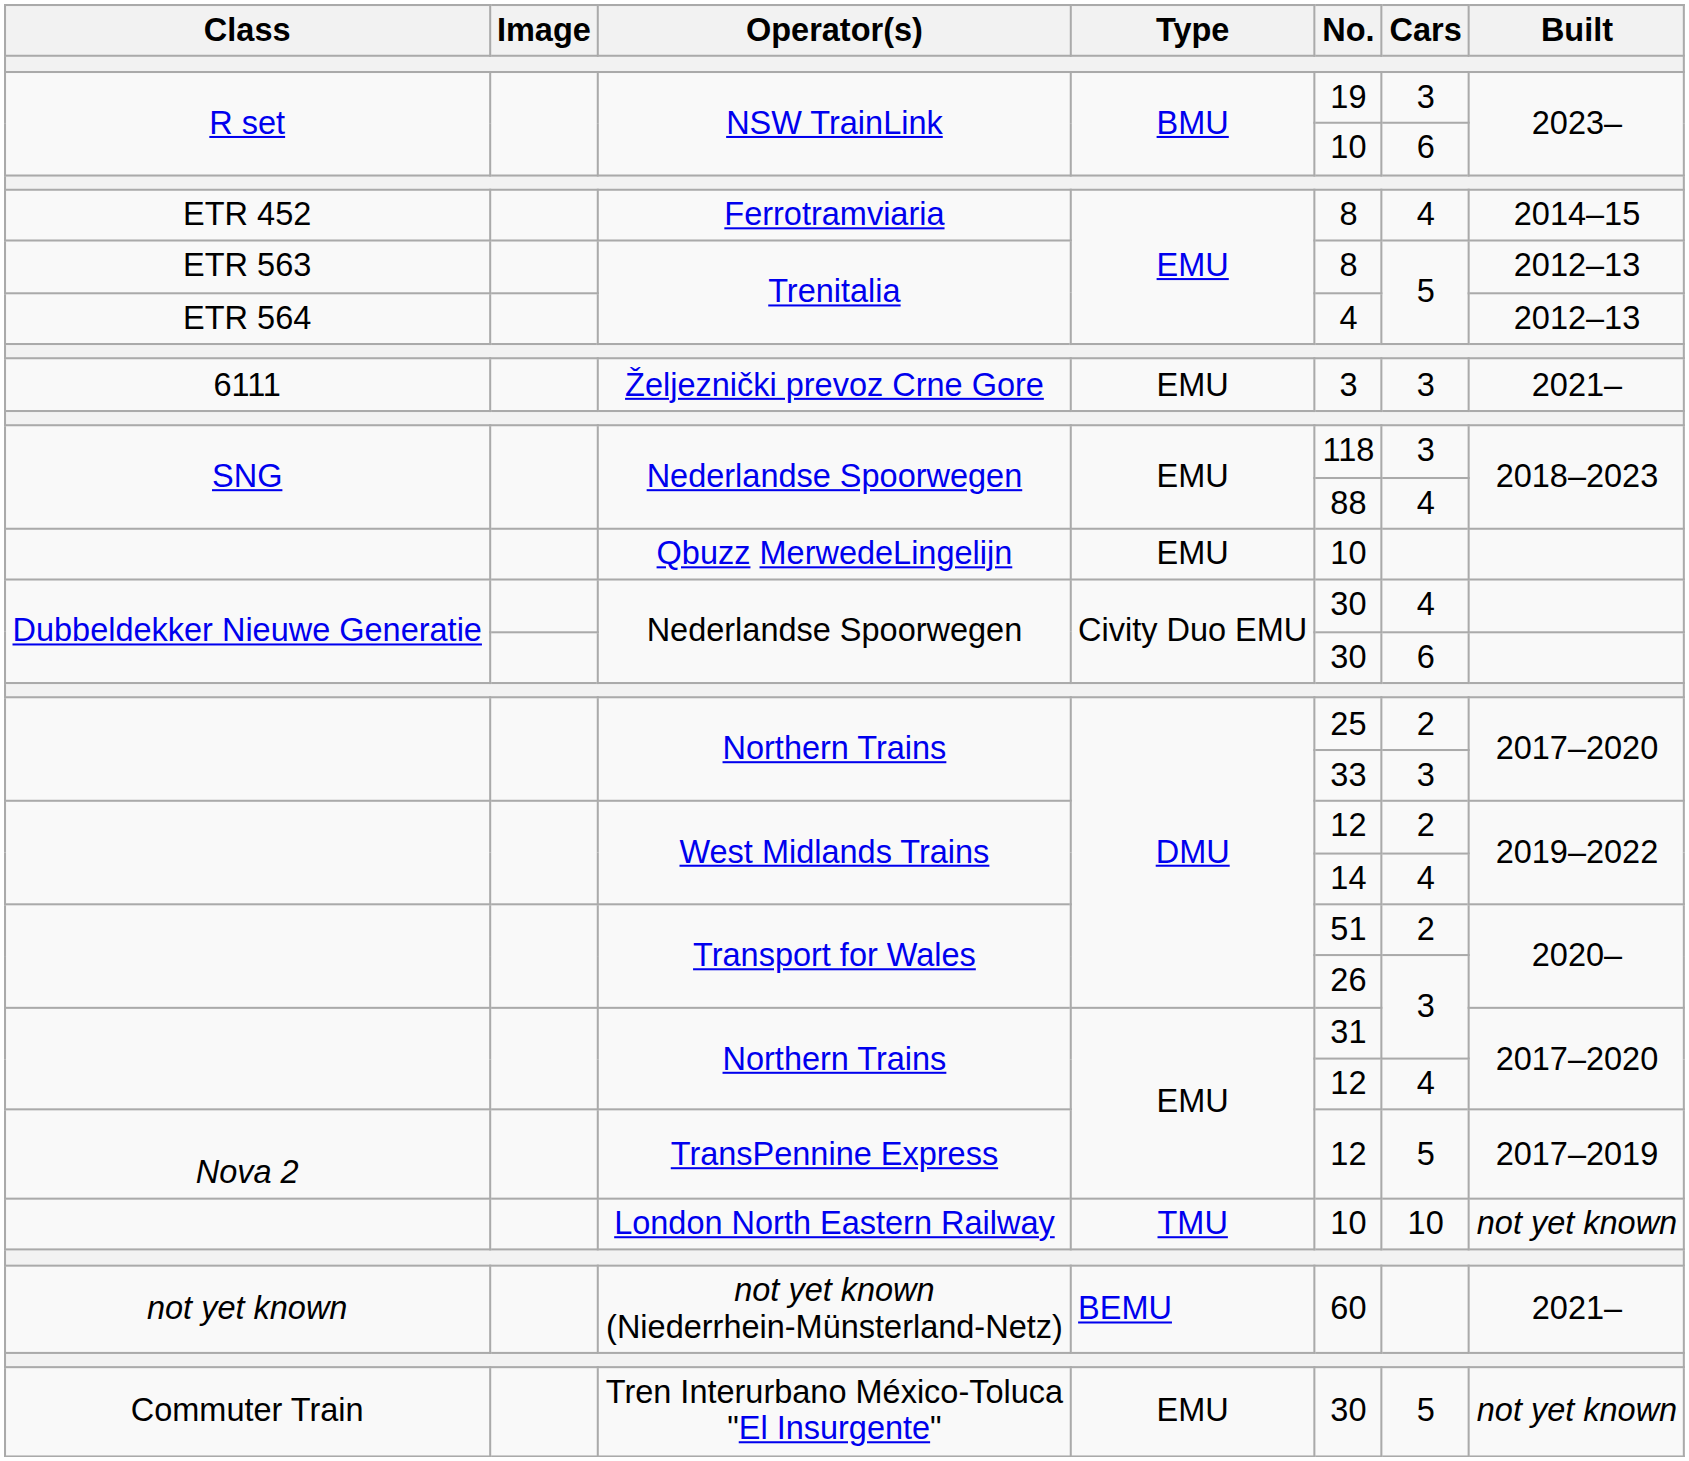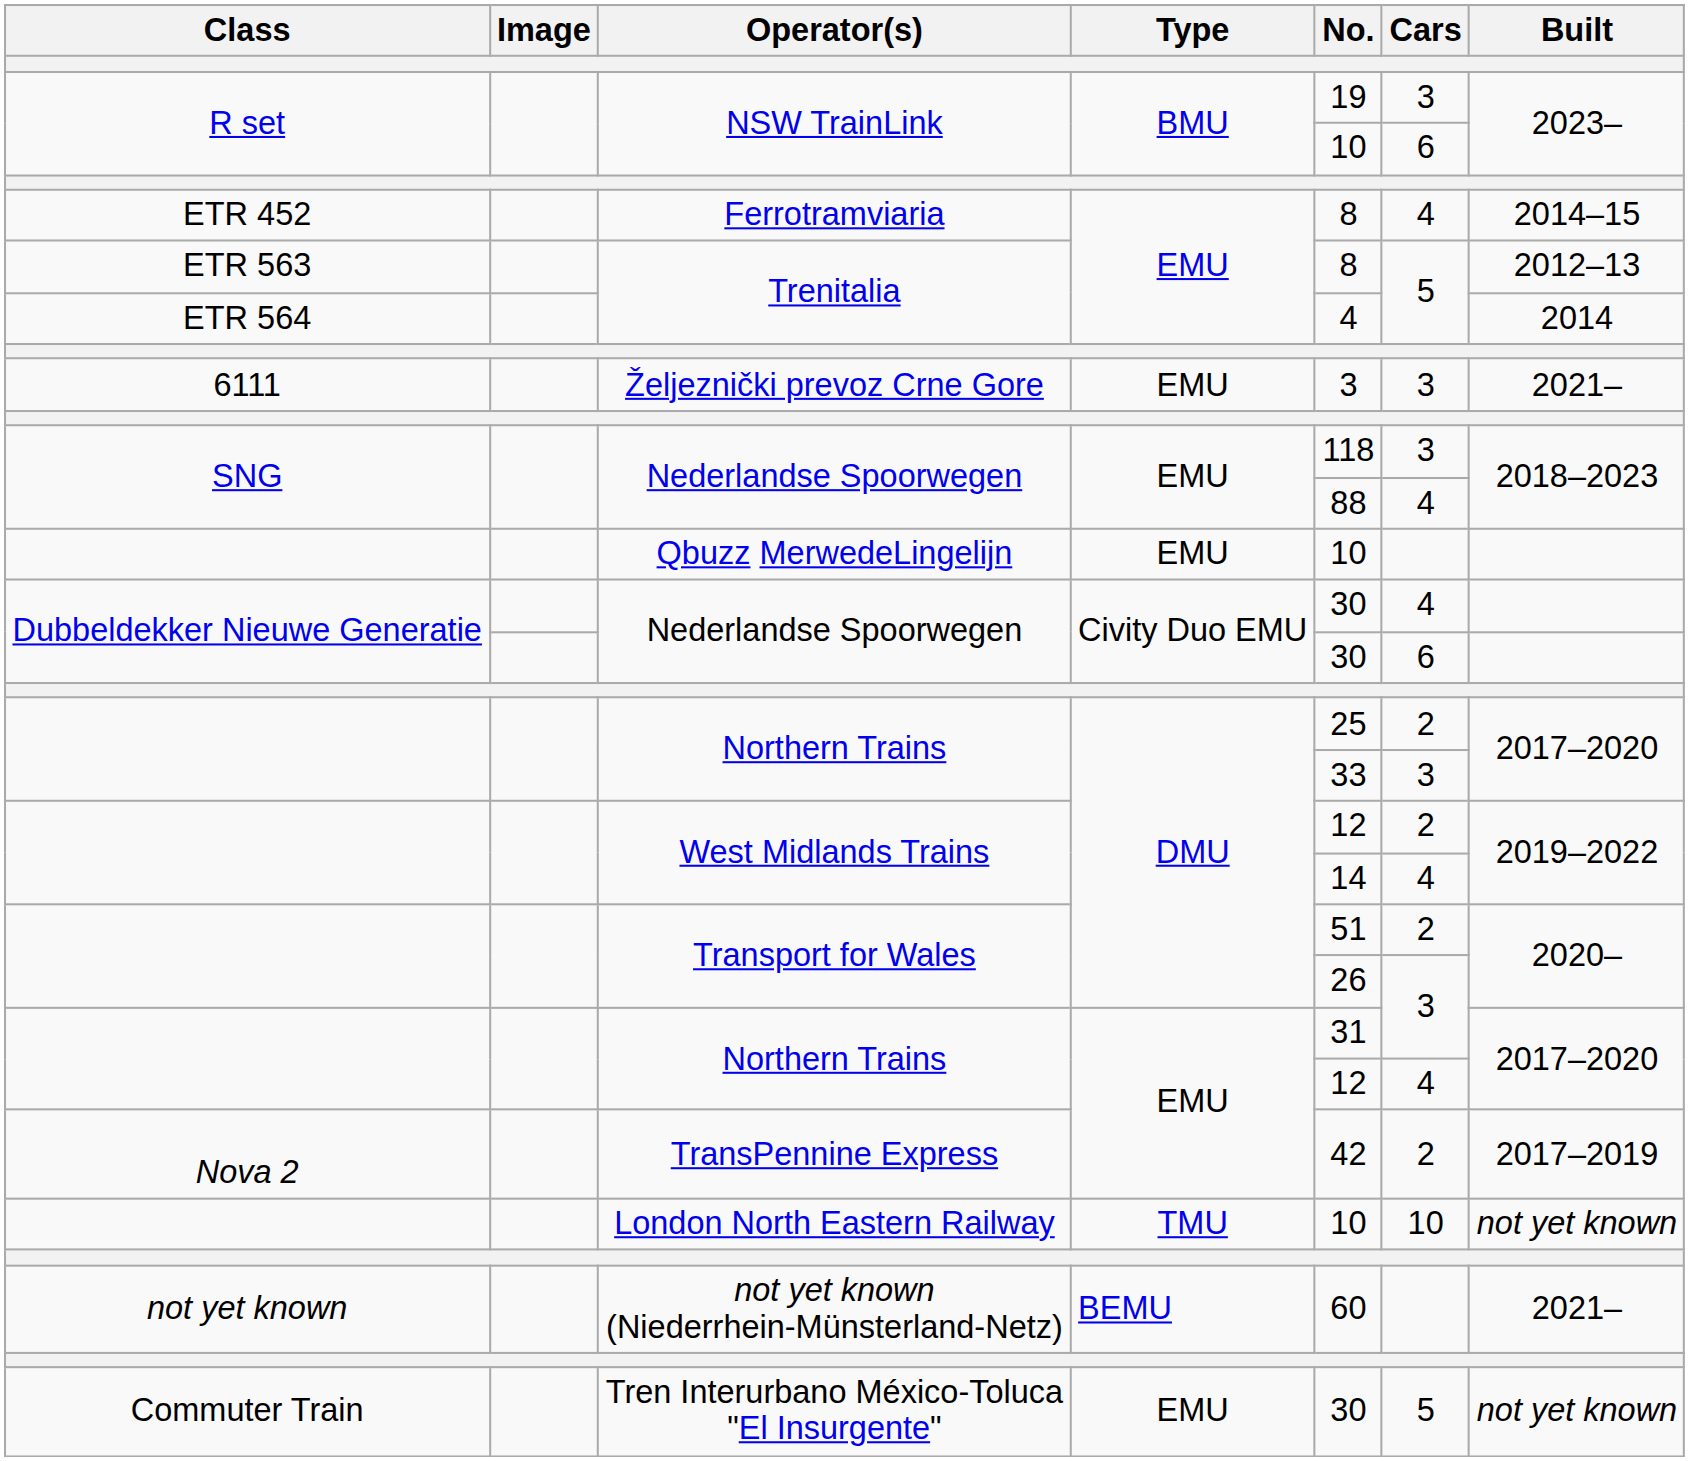(1577, 317) 2012–13 -> (1577, 317) 2014
(1348, 1153) 12 -> (1348, 1153) 42
(1426, 1153) 5 -> (1426, 1153) 2
